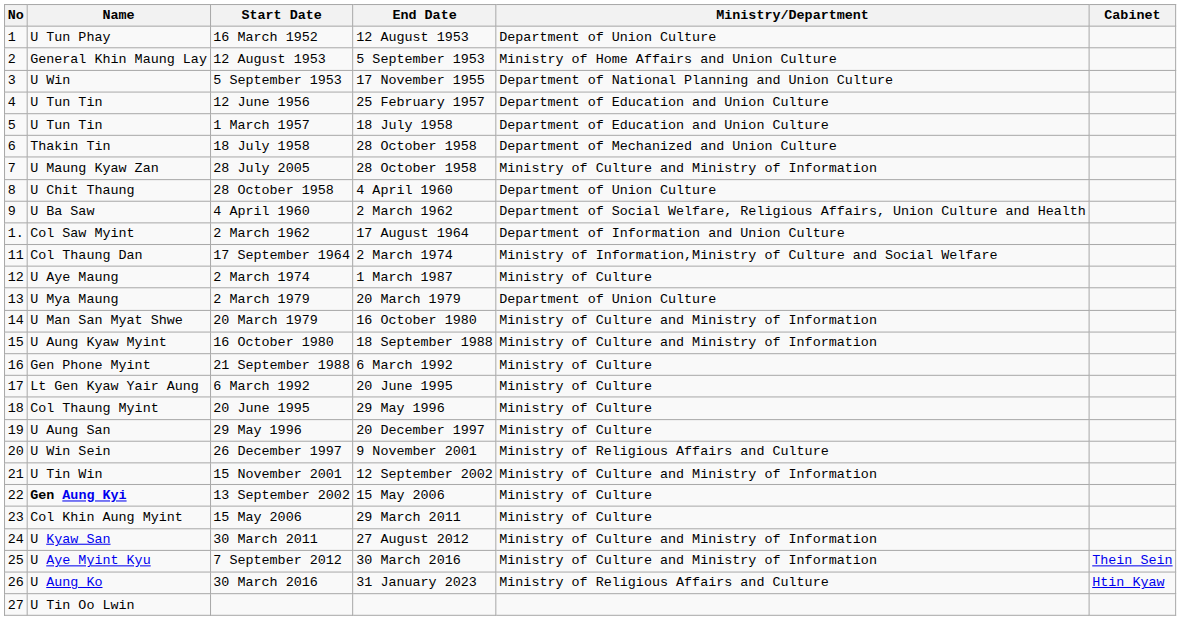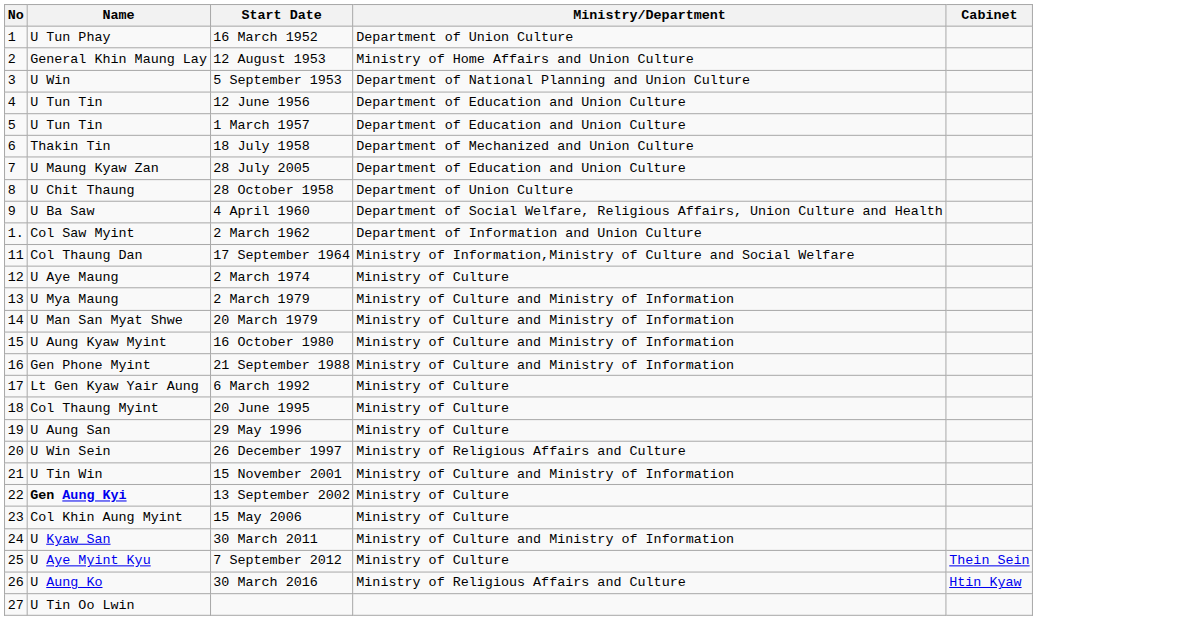- column: (425, 15)
(688, 168) Ministry of Culture and Ministry of Information -> (521, 168) Department of Education and Union Culture
(608, 299) Department of Union Culture -> (545, 299) Ministry of Culture and Ministry of Information
(576, 365) Ministry of Culture -> (545, 365) Ministry of Culture and Ministry of Information
(688, 561) Ministry of Culture and Ministry of Information -> (433, 561) Ministry of Culture
